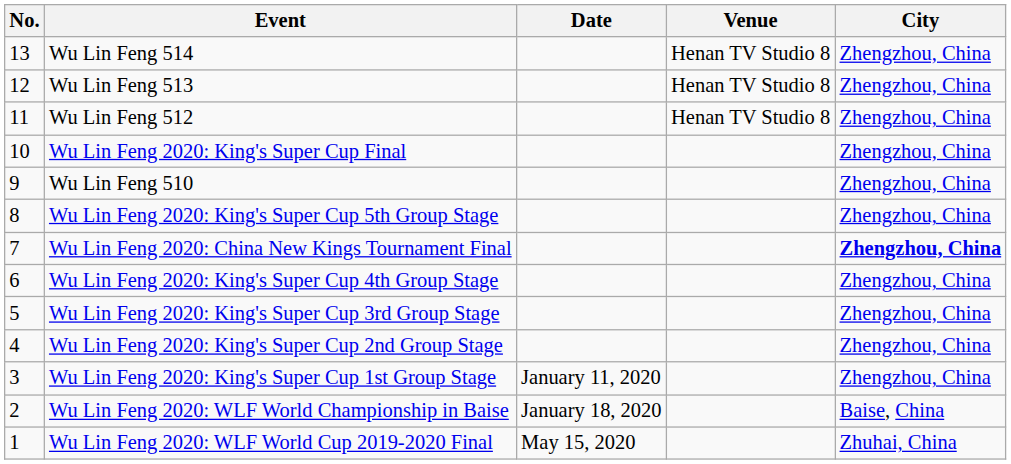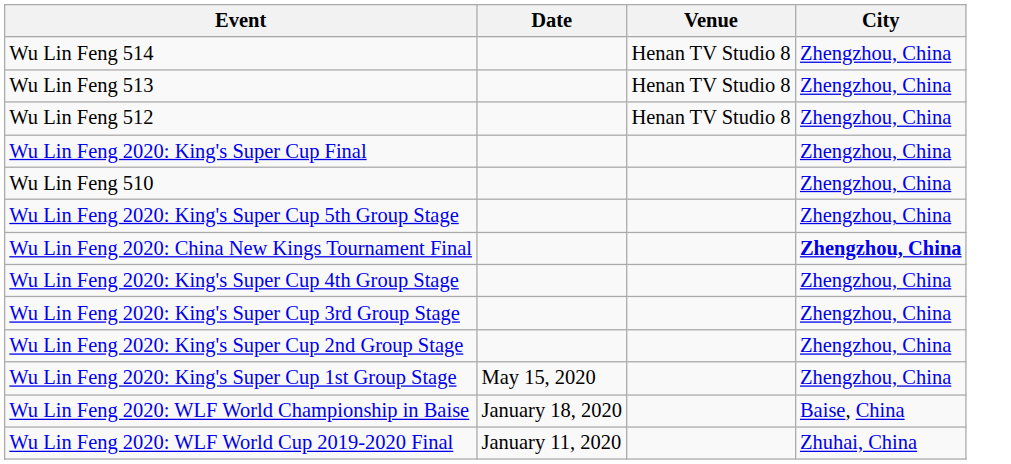- column: (24, 20)
(591, 378) January 11, 2020 -> (539, 378) May 15, 2020
(578, 442) May 15, 2020 -> (551, 442) January 11, 2020
